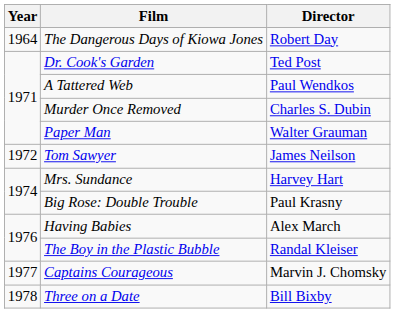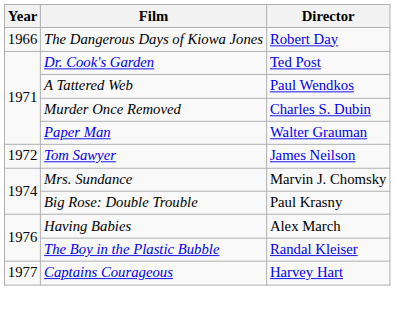(23, 39) 1964 -> (23, 39) 1966
(306, 179) Harvey Hart -> (328, 179) Marvin J. Chomsky
(328, 272) Marvin J. Chomsky -> (306, 272) Harvey Hart
- row: (92, 296)
